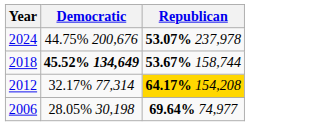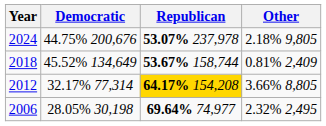+ column: (281, 16)
(91, 62) bold -> (90, 62) normal
